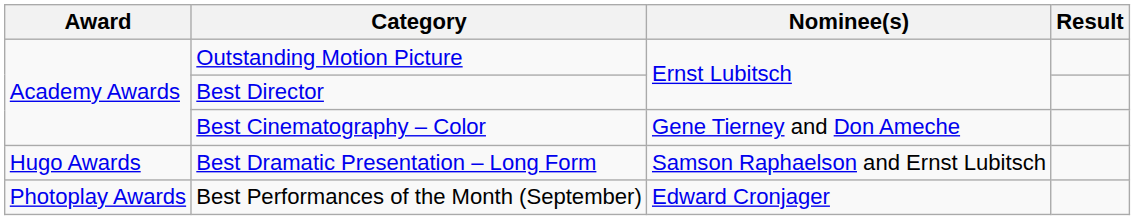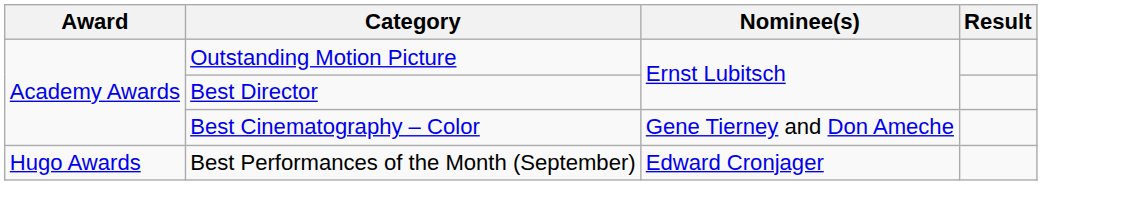- row: (396, 162)
(98, 197) Photoplay Awards -> (75, 162) Hugo Awards
